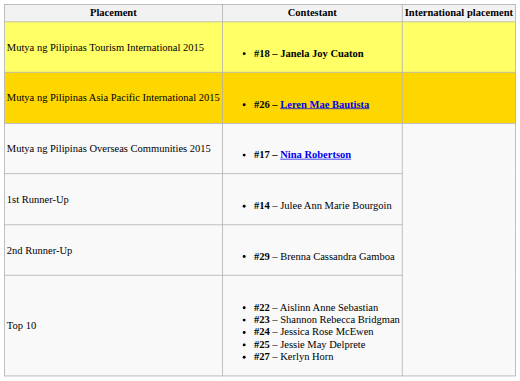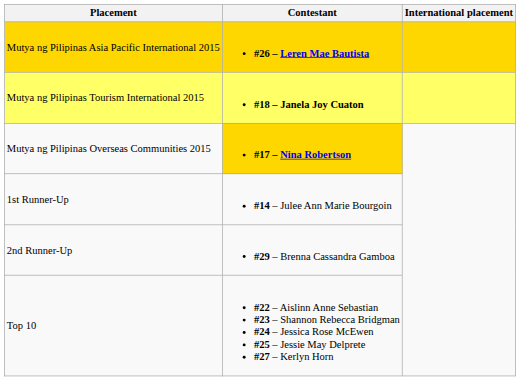rows swapped: (113, 98) <-> (105, 47)
(312, 155) no background -> (312, 155) gold background
